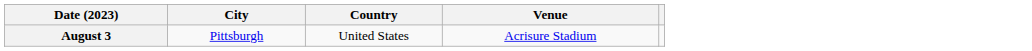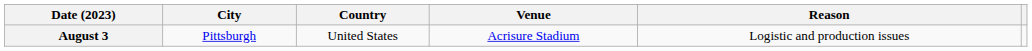+ column: (829, 14)
